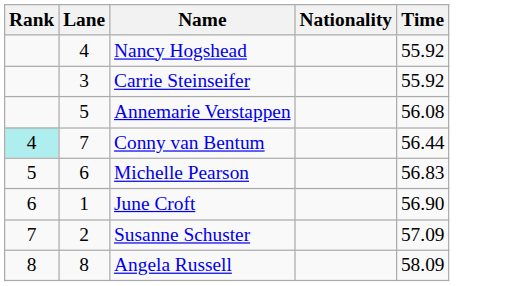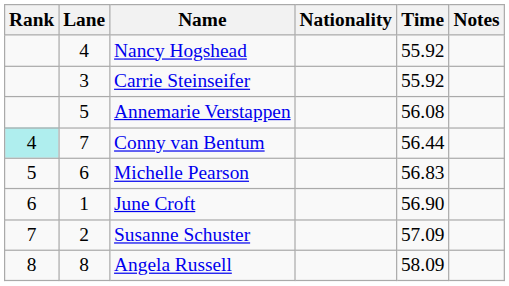+ column: (477, 19)
